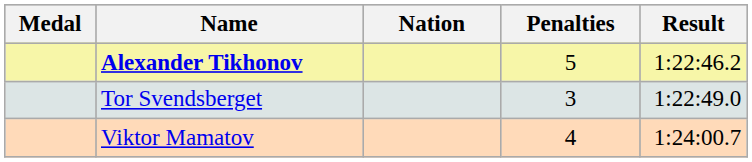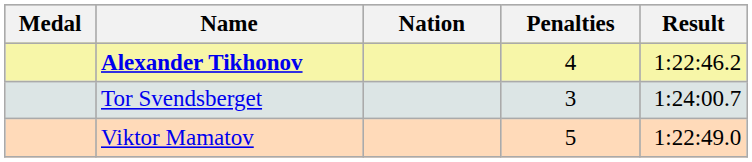(571, 61) 5 -> (571, 61) 4
(698, 99) 1:22:49.0 -> (698, 99) 1:24:00.7
(571, 137) 4 -> (571, 137) 5
(698, 137) 1:24:00.7 -> (698, 137) 1:22:49.0
